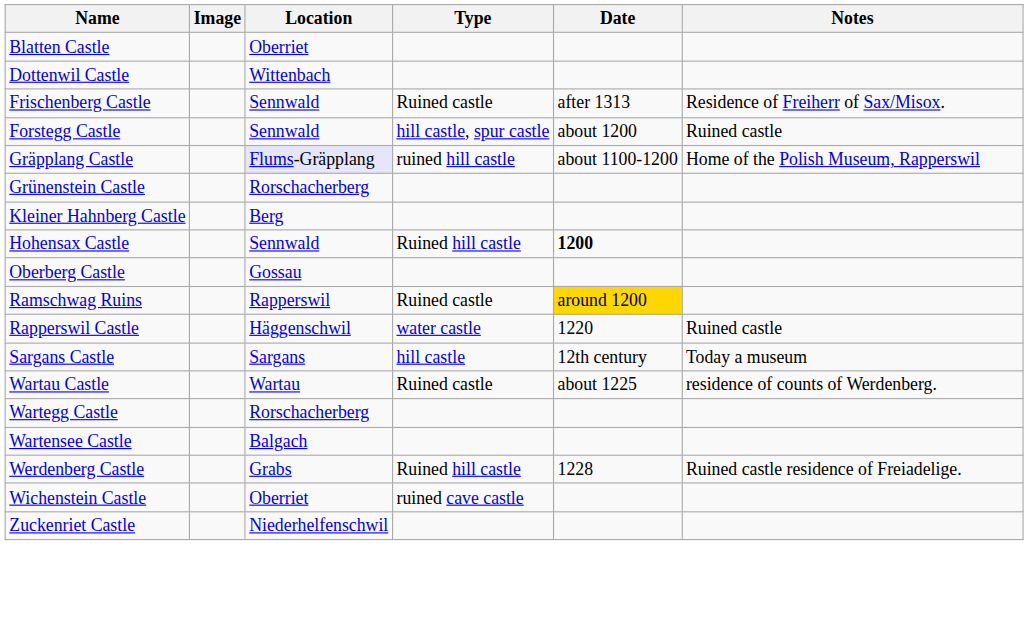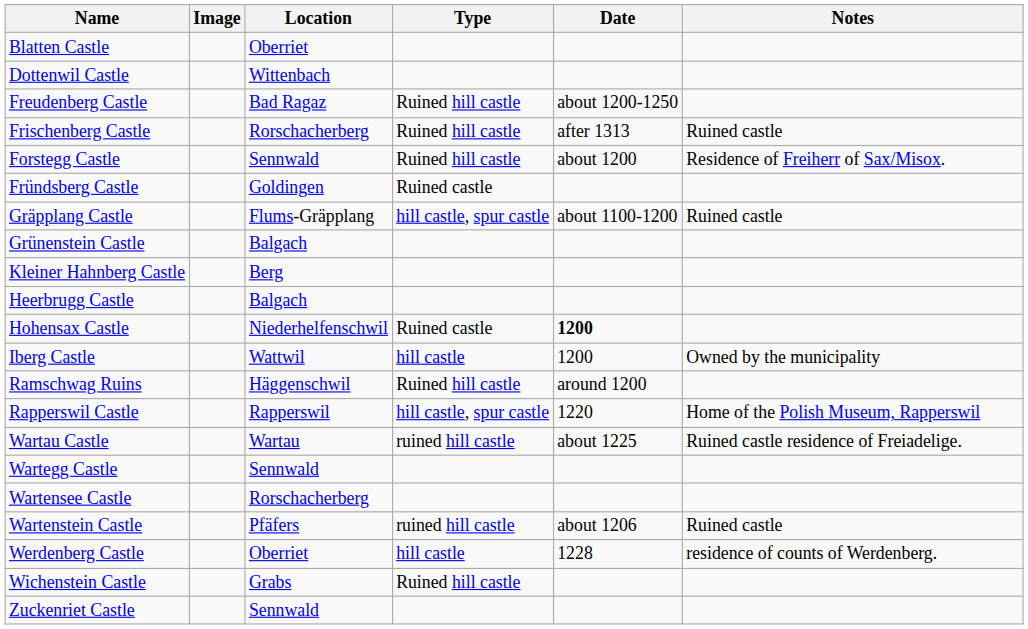+ row: (78, 103)
(284, 103) Sennwald -> (309, 131) Rorschacherberg
(445, 103) Ruined castle -> (458, 131) Ruined hill castle
(815, 103) Residence of Freiherr of Sax/Misox. -> (734, 131) Ruined castle
(473, 131) hill castle, spur castle -> (458, 159) Ruined hill castle
(734, 131) Ruined castle -> (816, 159) Residence of Freiherr of Sax/Misox.
+ row: (74, 187)
(312, 159) lavender background -> (312, 215) no background
(456, 159) ruined hill castle -> (473, 215) hill castle, spur castle
(833, 159) Home of the Polish Museum, Rapperswil -> (734, 215) Ruined castle
(309, 187) Rorschacherberg -> (278, 243) Balgach
+ row: (71, 300)
(284, 243) Sennwald -> (318, 328) Niederhelfenschwil
(459, 243) Ruined hill castle -> (444, 328) Ruined castle
+ row: (52, 356)
- row: (67, 272)
(290, 300) Rapperswil -> (300, 384) Häggenschwil
(445, 300) Ruined castle -> (458, 384) Ruined hill castle
(602, 300) gold background -> (602, 384) no background
(300, 328) Häggenschwil -> (289, 412) Rapperswil
(439, 328) water castle -> (473, 412) hill castle, spur castle
(734, 328) Ruined castle -> (833, 412) Home of the Polish Museum, Rapperswil
- row: (62, 356)
(445, 384) Ruined castle -> (455, 441) ruined hill castle
(811, 384) residence of counts of Werdenberg. -> (824, 441) Ruined castle residence of Freiadelige.
(309, 412) Rorschacherberg -> (284, 469) Sennwald
(278, 441) Balgach -> (309, 497) Rorschacherberg
+ row: (76, 525)
(270, 469) Grabs -> (278, 553) Oberriet
(459, 469) Ruined hill castle -> (430, 553) hill castle
(824, 469) Ruined castle residence of Freiadelige. -> (812, 553) residence of counts of Werdenberg.
(279, 497) Oberriet -> (270, 581) Grabs
(460, 497) ruined cave castle -> (458, 581) Ruined hill castle
(319, 525) Niederhelfenschwil -> (284, 610) Sennwald
